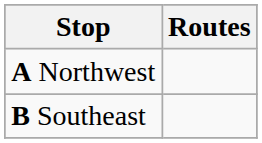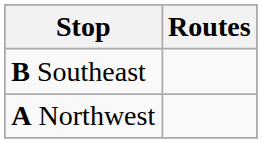rows swapped: (83, 71) <-> (79, 115)
